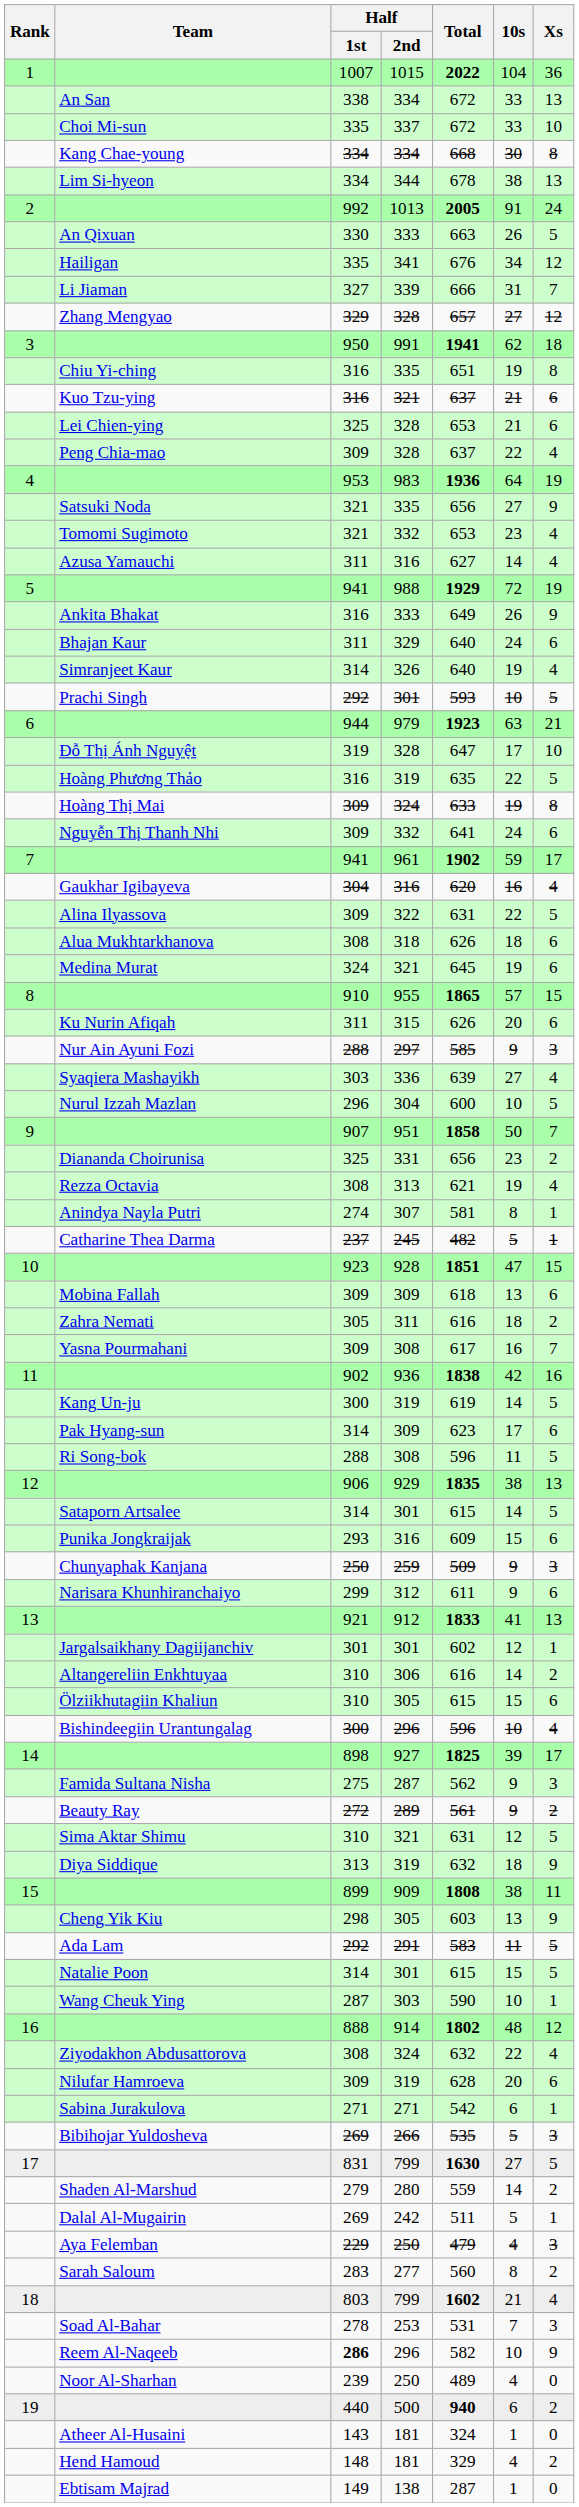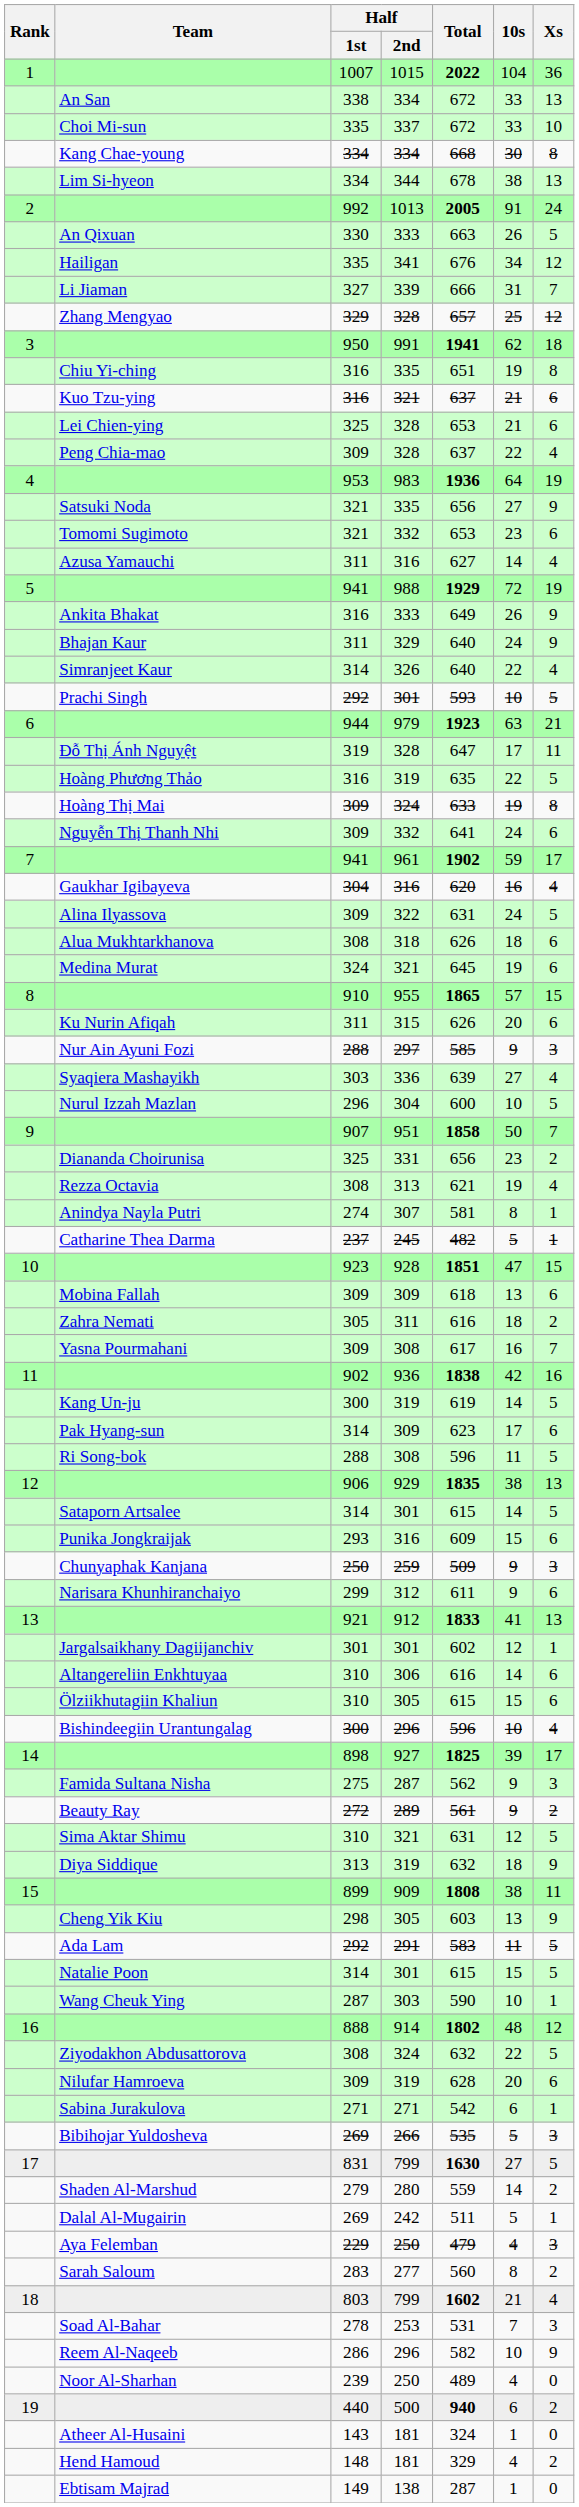(513, 316) 27 -> (513, 316) 25
(553, 533) 4 -> (553, 533) 6
(553, 642) 6 -> (553, 642) 9
(513, 669) 19 -> (513, 669) 22
(553, 751) 10 -> (553, 751) 11
(513, 914) 22 -> (513, 914) 24
(553, 1674) 2 -> (553, 1674) 6
(553, 2054) 4 -> (553, 2054) 5
(356, 2353) bold -> (356, 2353) normal
